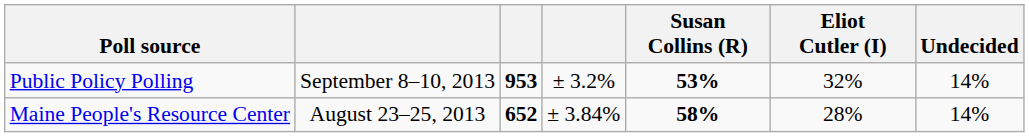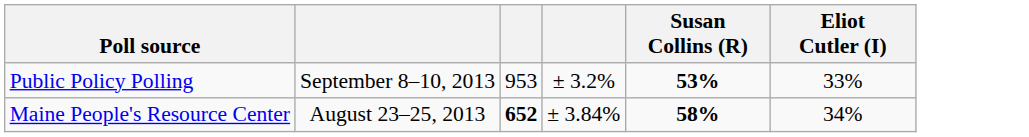- column: (969, 45)
(521, 80) bold -> (521, 80) normal
(843, 80) 32% -> (843, 80) 33%
(843, 114) 28% -> (843, 114) 34%
